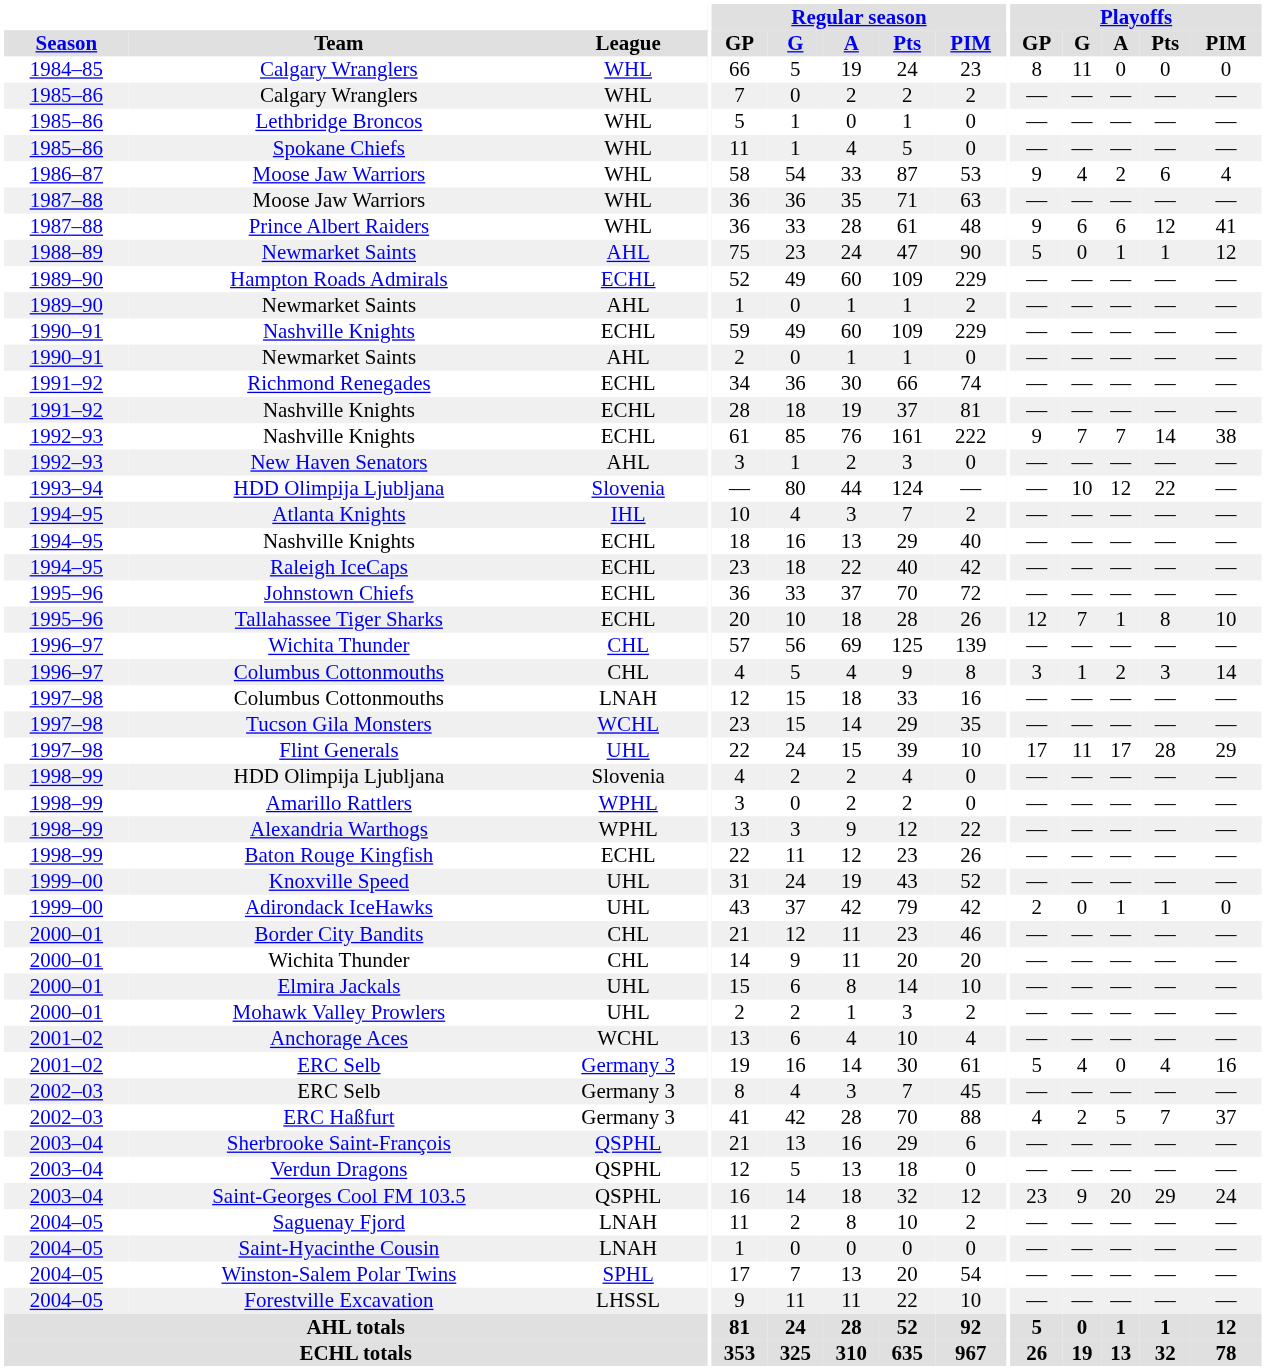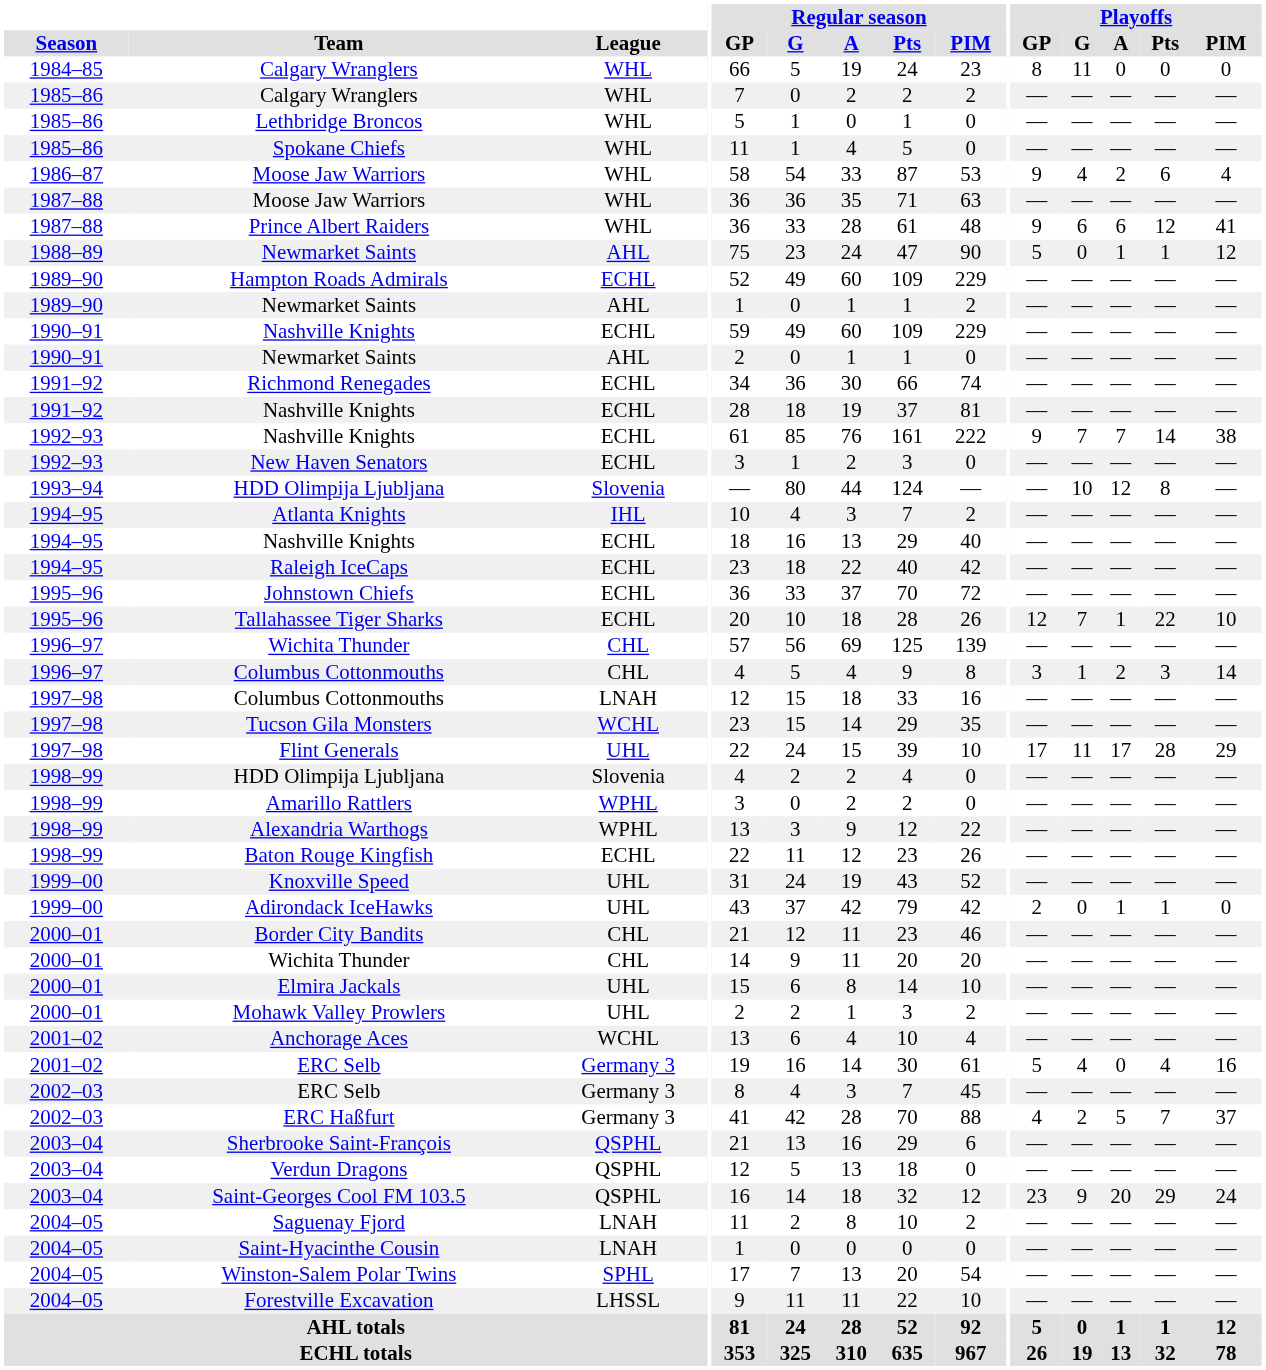(628, 462) AHL -> (628, 462) ECHL
(1165, 488) 22 -> (1165, 488) 8
(1165, 619) 8 -> (1165, 619) 22
